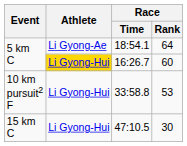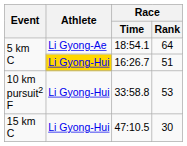(167, 63) 60 -> (167, 63) 51
